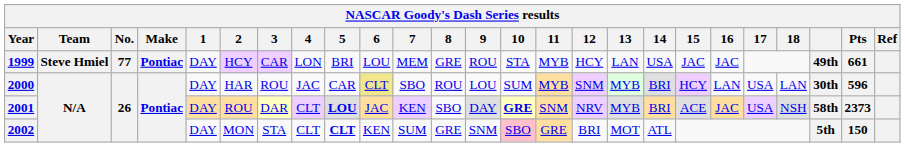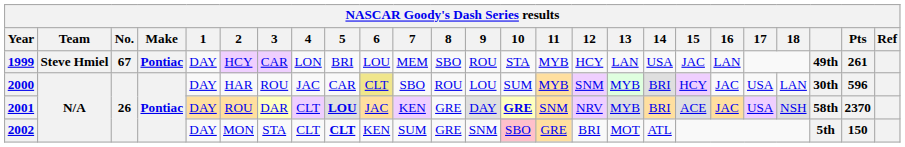(124, 61) 77 -> (124, 61) 67
(448, 61) GRE -> (448, 61) SBO
(727, 61) JAC -> (727, 61) LAN
(858, 61) 661 -> (858, 61) 261
(727, 84) LAN -> (727, 84) JAC
(448, 107) SBO -> (448, 107) GRE
(858, 107) 2373 -> (858, 107) 2370
